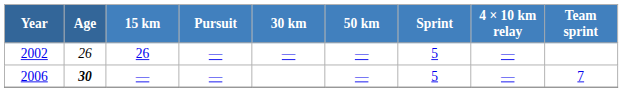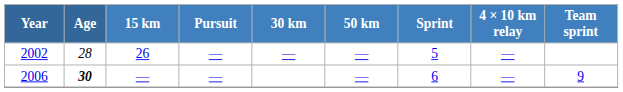(85, 54) 26 -> (85, 54) 28
(435, 76) 5 -> (435, 76) 6
(581, 76) 7 -> (581, 76) 9
